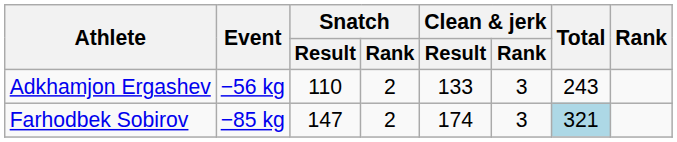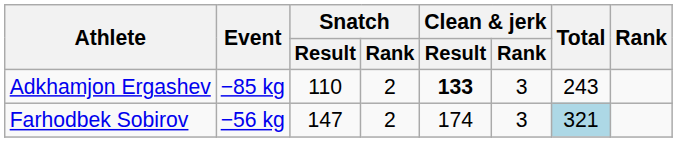(253, 87) −56 kg -> (253, 87) −85 kg
(455, 87) normal -> (455, 87) bold
(253, 120) −85 kg -> (253, 120) −56 kg
